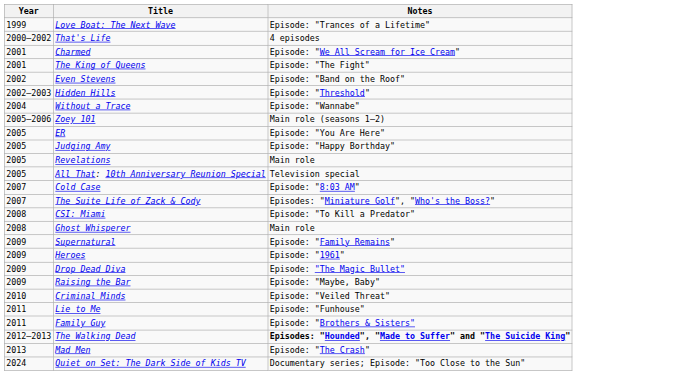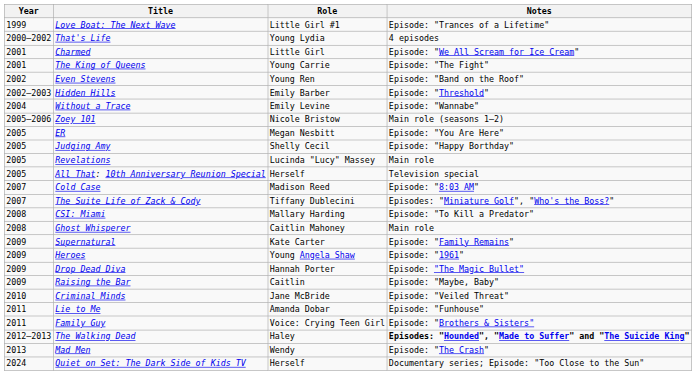+ column: (327, 11)
